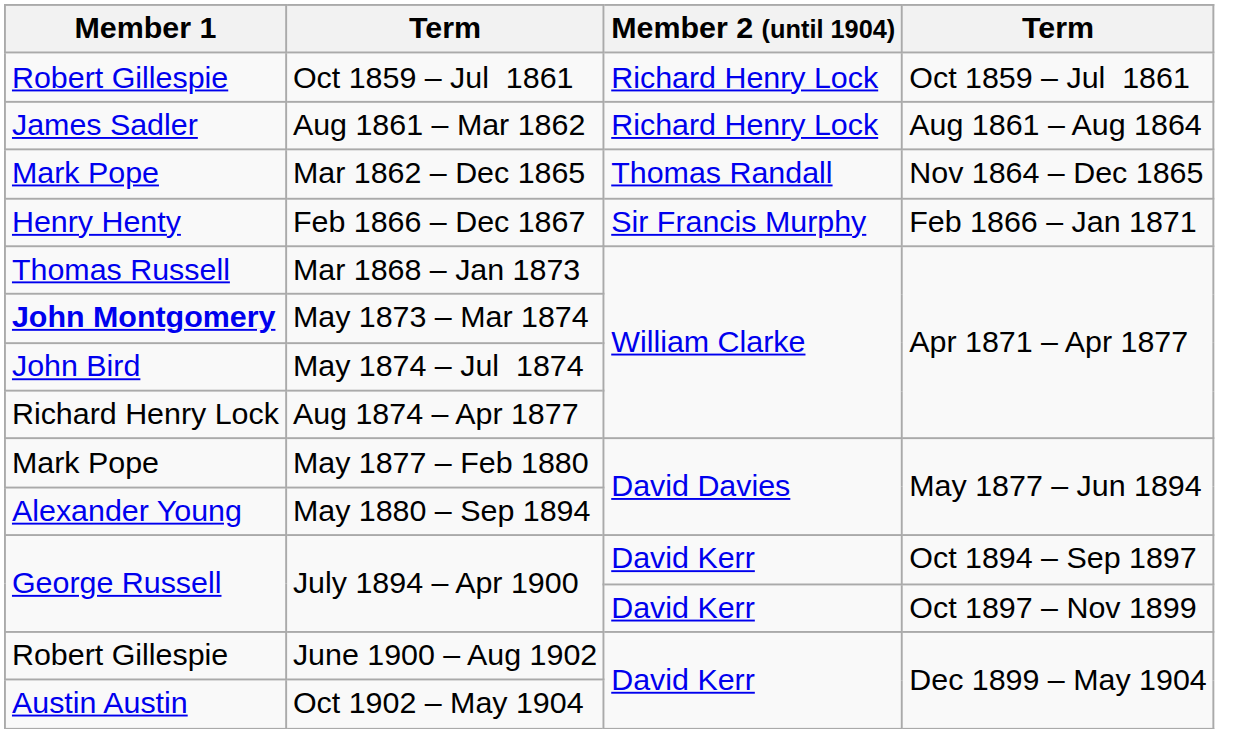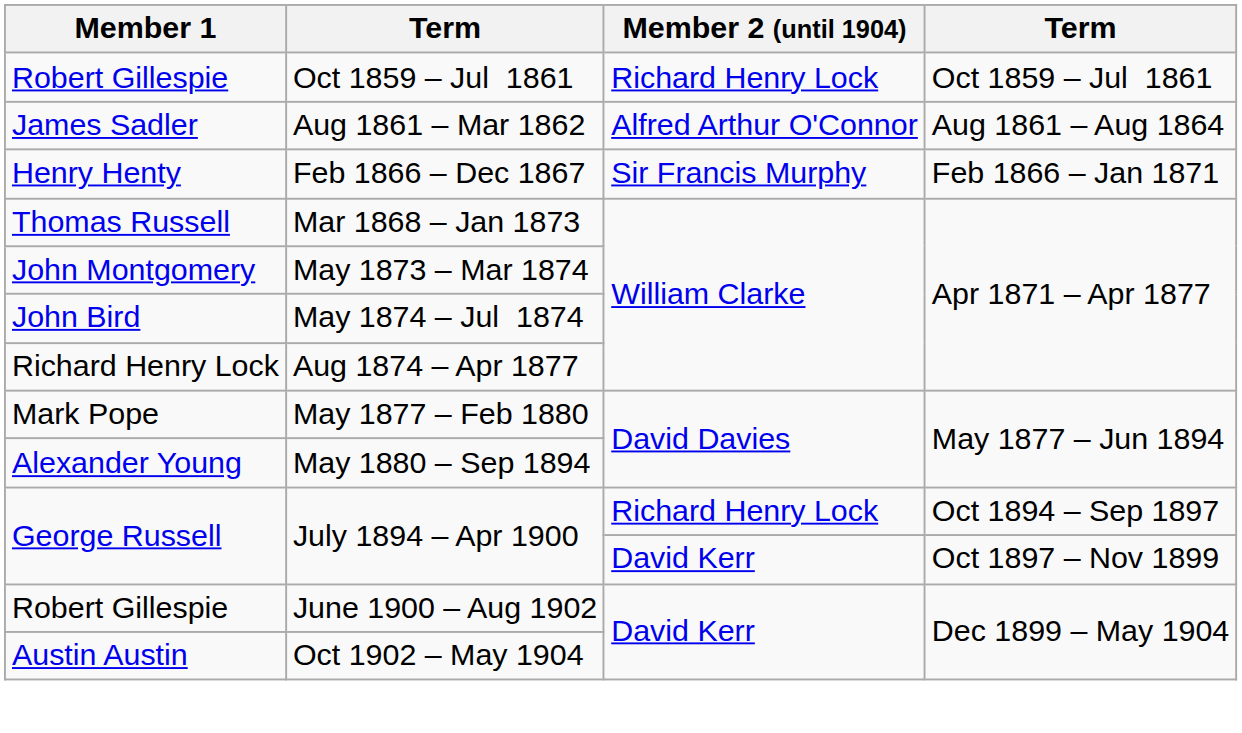(745, 125) Richard Henry Lock -> (765, 125) Alfred Arthur O'Connor
- row: (439, 173)
(144, 317) bold -> (134, 269) normal
(683, 558) David Kerr -> (745, 510) Richard Henry Lock
